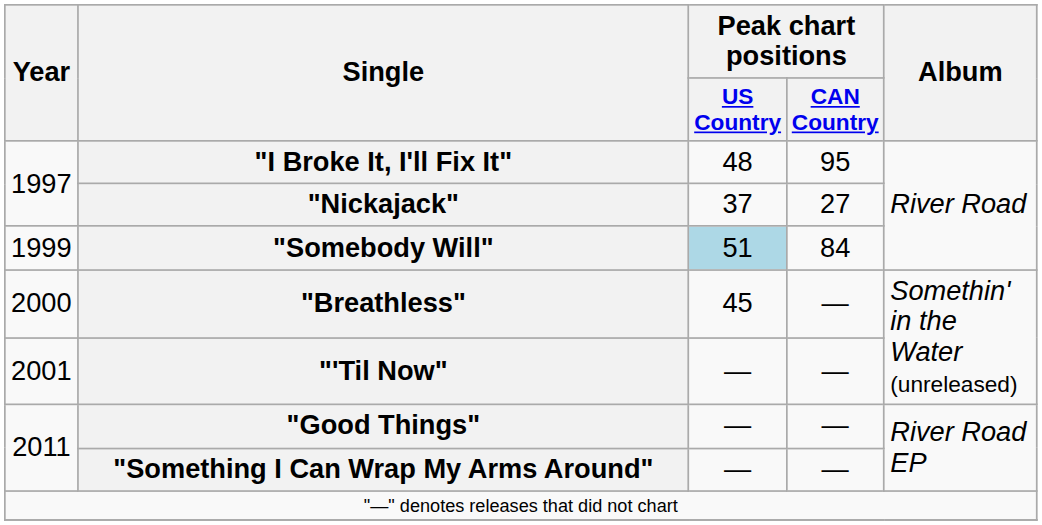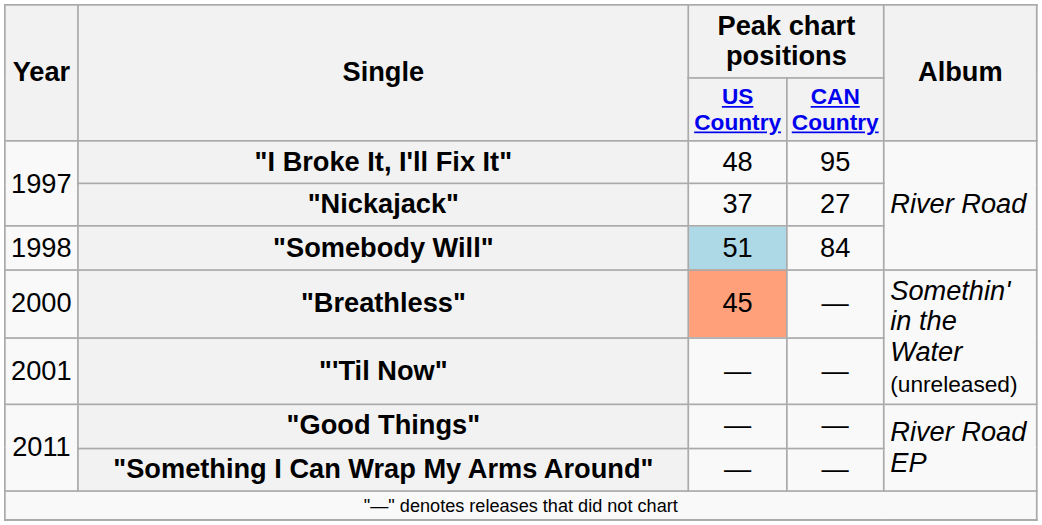(41, 247) 1999 -> (41, 247) 1998
(738, 303) no background -> (738, 303) lightsalmon background
